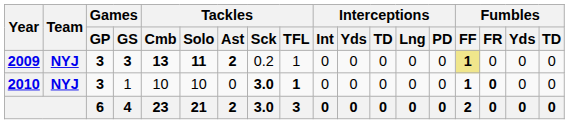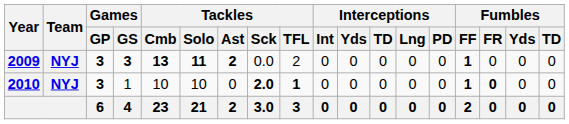(264, 61) 0.2 -> (264, 61) 0.0
(296, 61) 1 -> (296, 61) 2
(468, 61) khaki background -> (468, 61) no background
(264, 84) 3.0 -> (264, 84) 2.0
